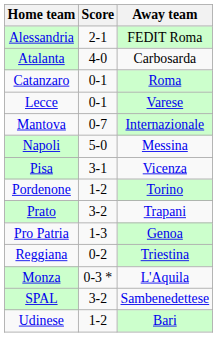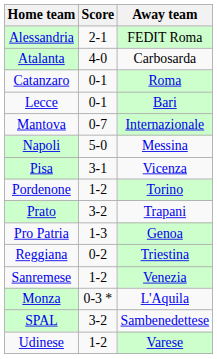(165, 102) Varese -> (165, 102) Bari
+ row: (41, 277)
(165, 320) Bari -> (165, 342) Varese
